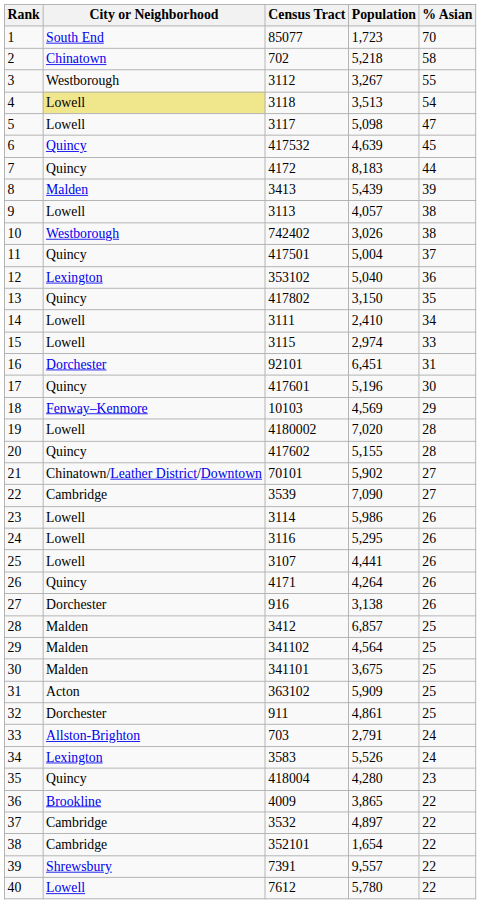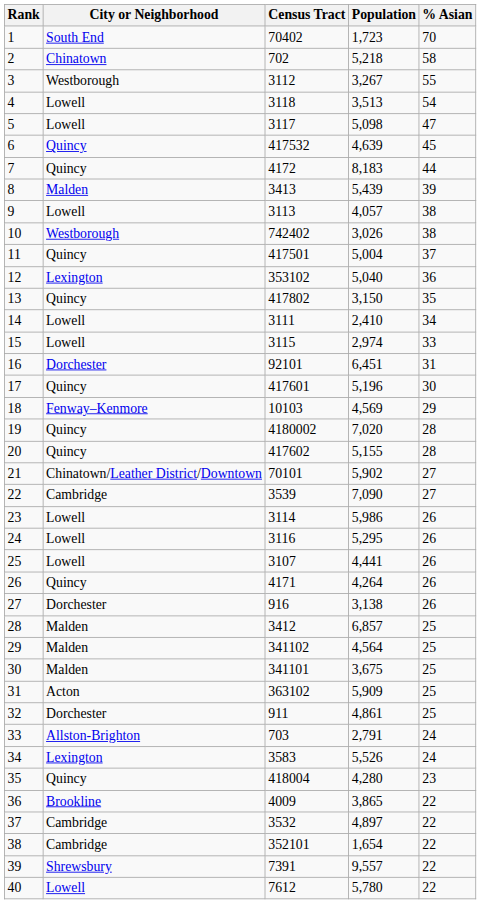(286, 37) 85077 -> (286, 37) 70402
(66, 102) khaki background -> (66, 102) no background
(66, 430) Lowell -> (66, 430) Quincy
